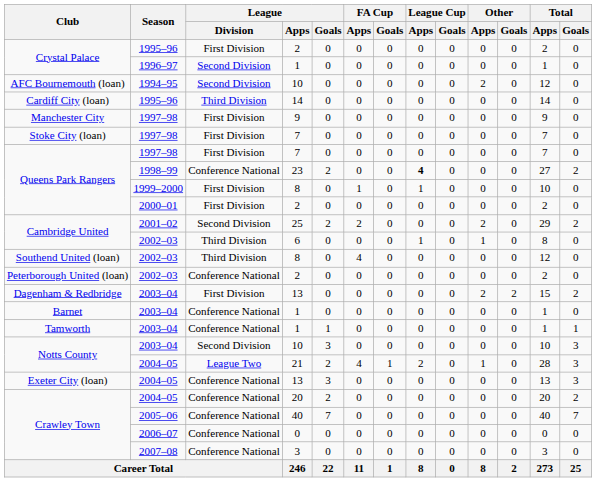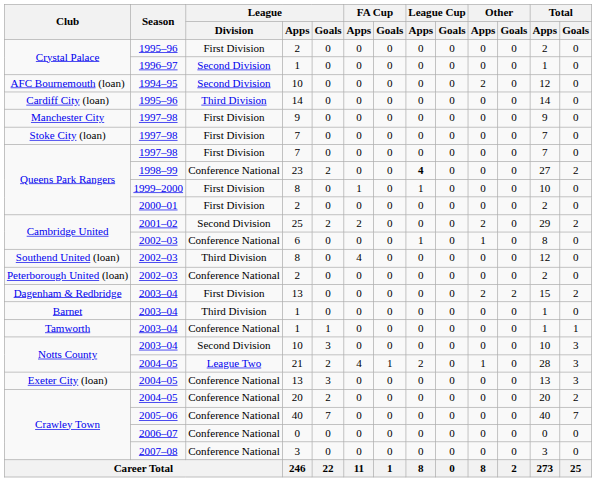(234, 240) Third Division -> (234, 240) Conference National
(234, 310) Conference National -> (234, 310) Third Division
